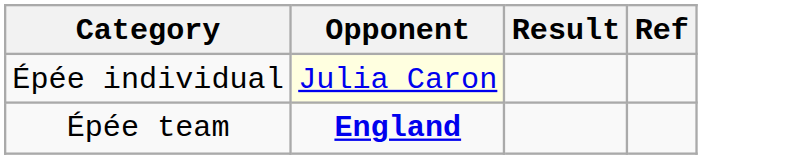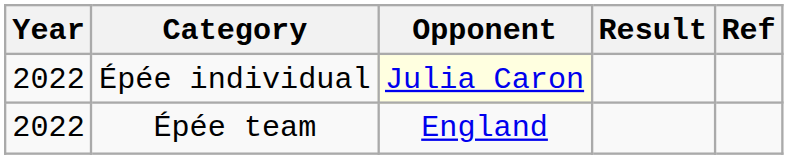+ column: (49, 30)
(398, 128) bold -> (485, 128) normal
